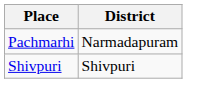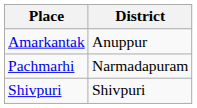+ row: (46, 41)
